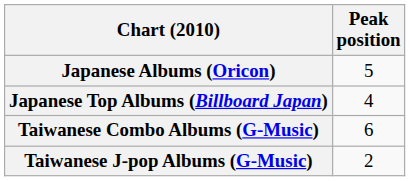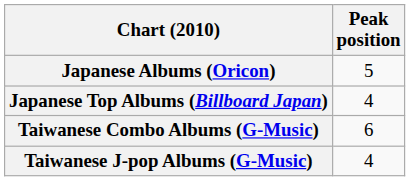(369, 160) 2 -> (369, 160) 4
